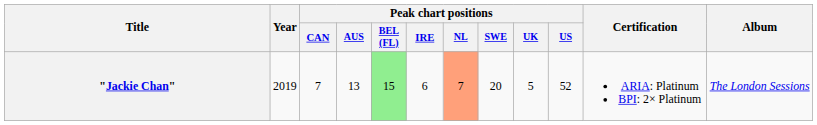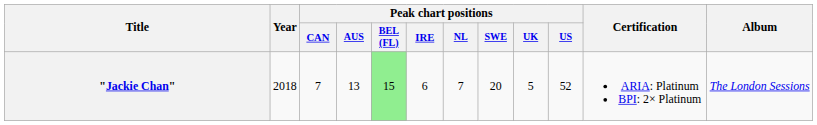(285, 86) 2019 -> (285, 86) 2018
(461, 86) lightsalmon background -> (461, 86) no background
